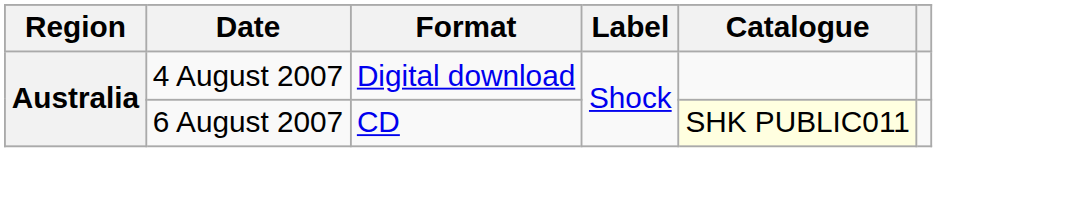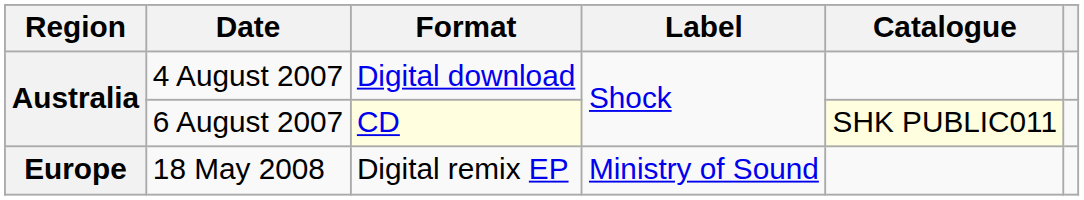(378, 122) no background -> (378, 122) lightyellow background
+ row: (239, 169)
